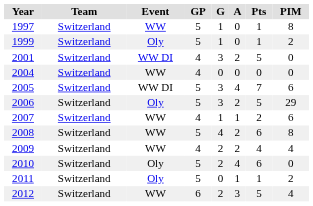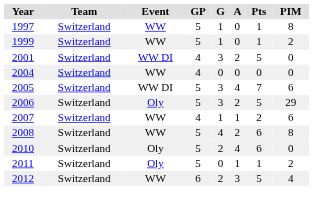(155, 42) Oly -> (155, 42) WW
- row: (23, 148)
